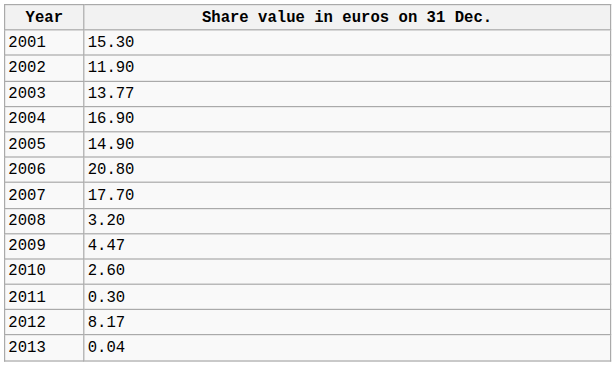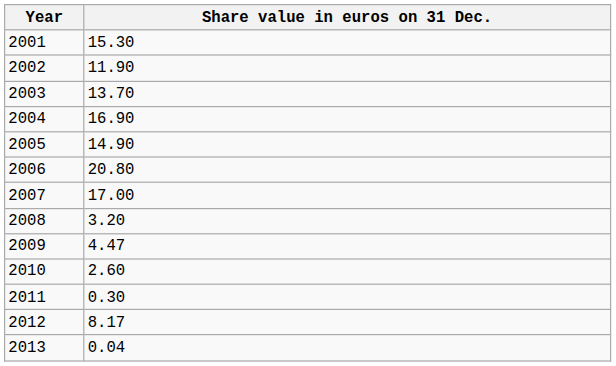(111, 94) 13.77 -> (111, 94) 13.70
(111, 195) 17.70 -> (111, 195) 17.00
